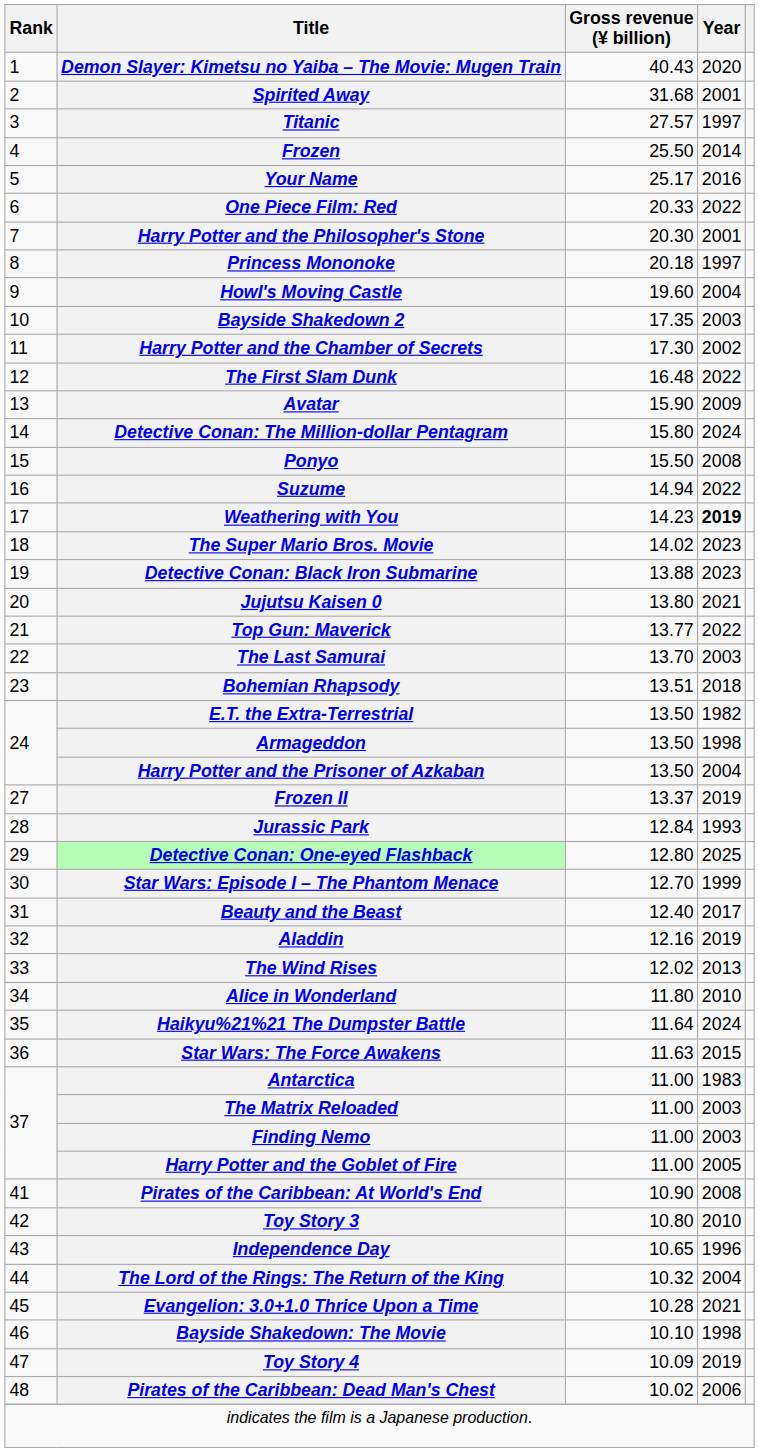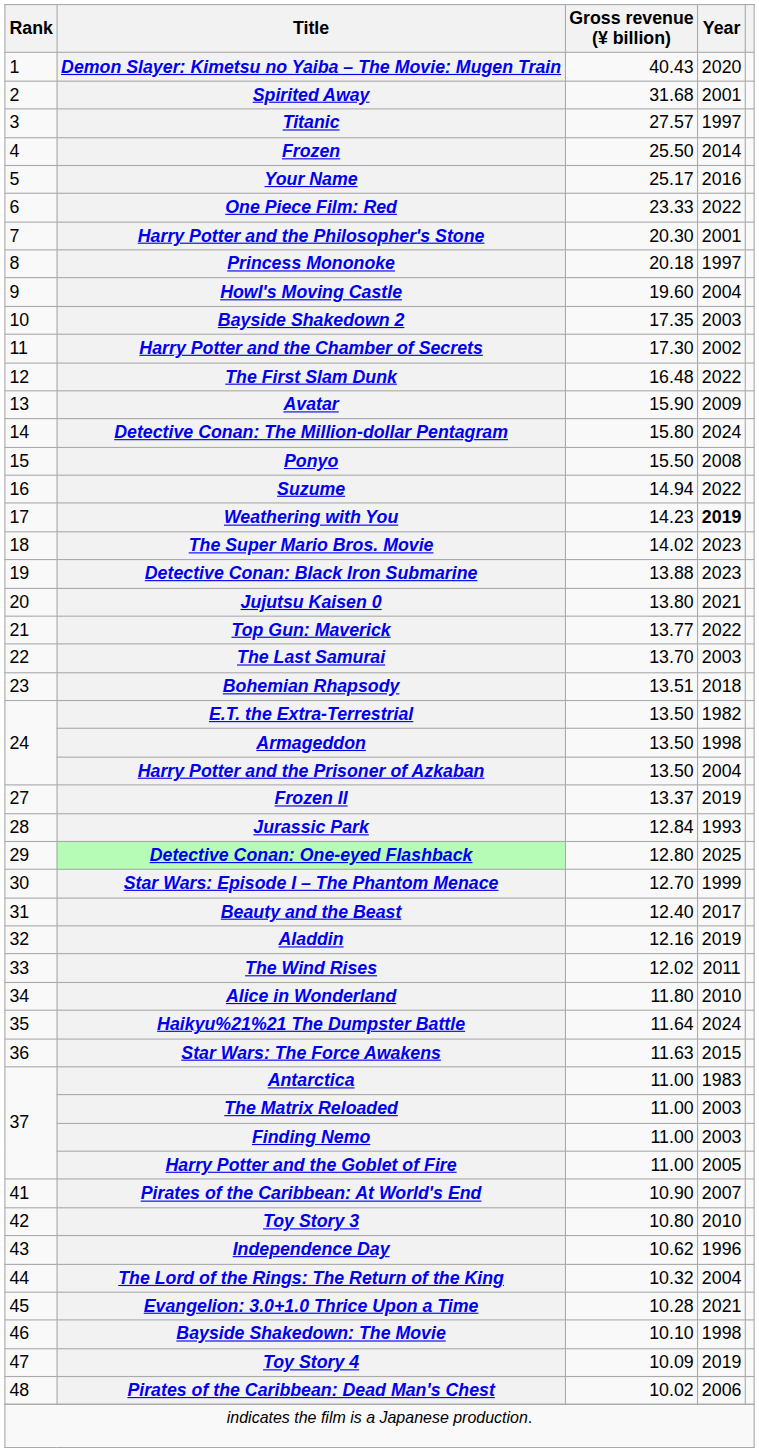(671, 207) 20.33 -> (671, 207) 23.33
(722, 968) 2013 -> (722, 968) 2011
(722, 1193) 2008 -> (722, 1193) 2007
(671, 1249) 10.65 -> (671, 1249) 10.62
